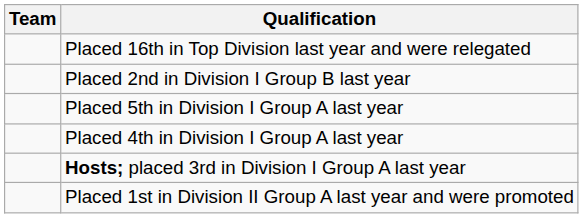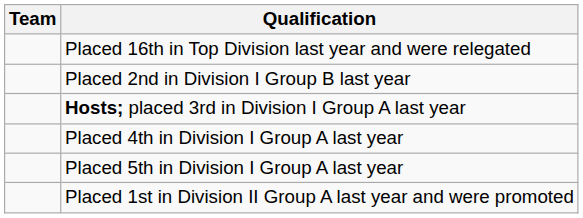rows swapped: (265, 167) <-> (234, 108)
